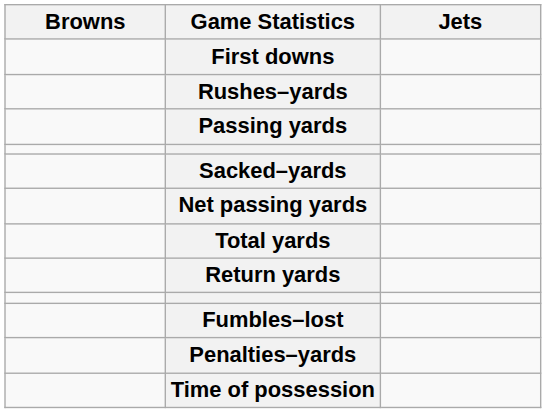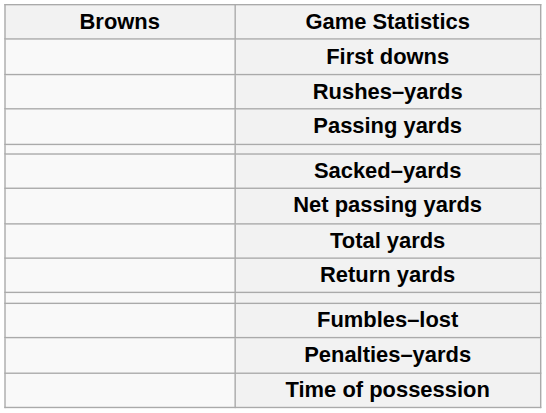- column: (460, 21)
